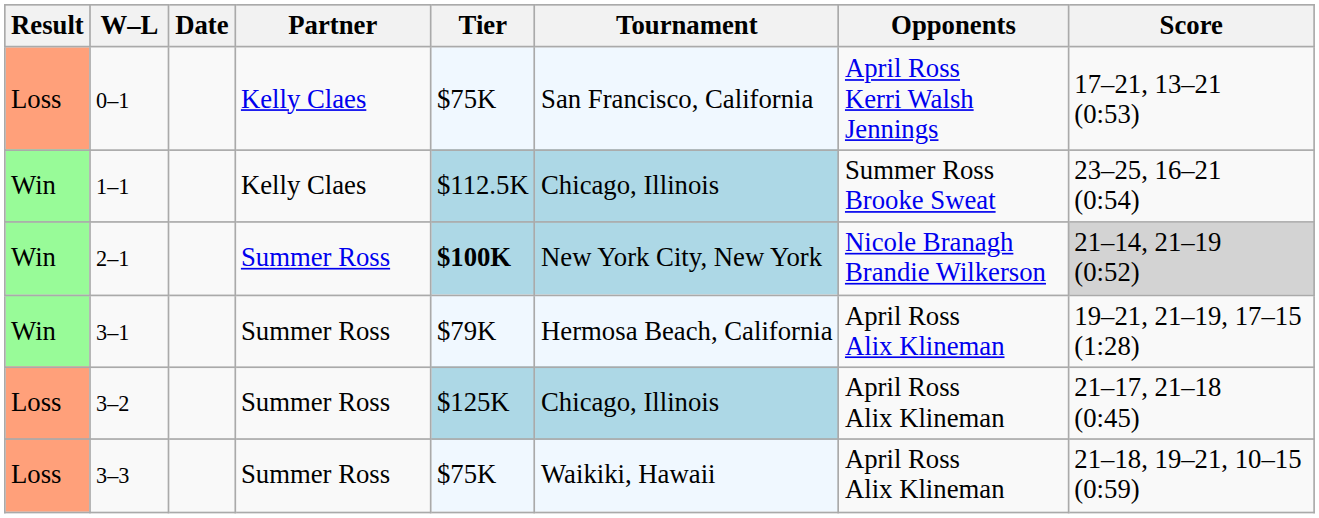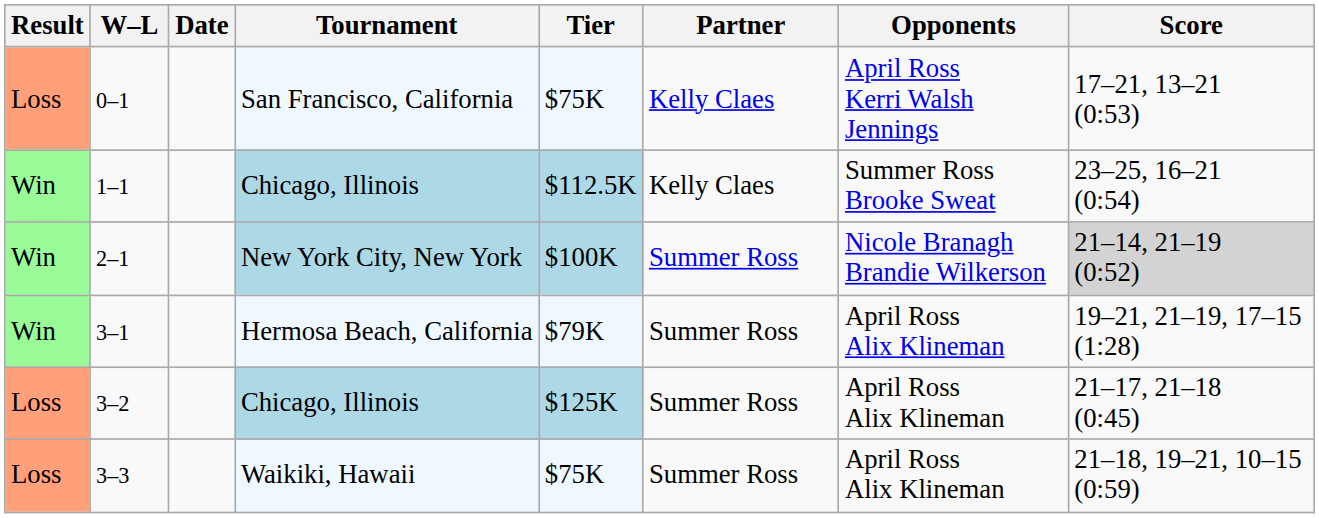columns swapped: (687, 25) <-> (333, 25)
(474, 258) bold -> (581, 258) normal
